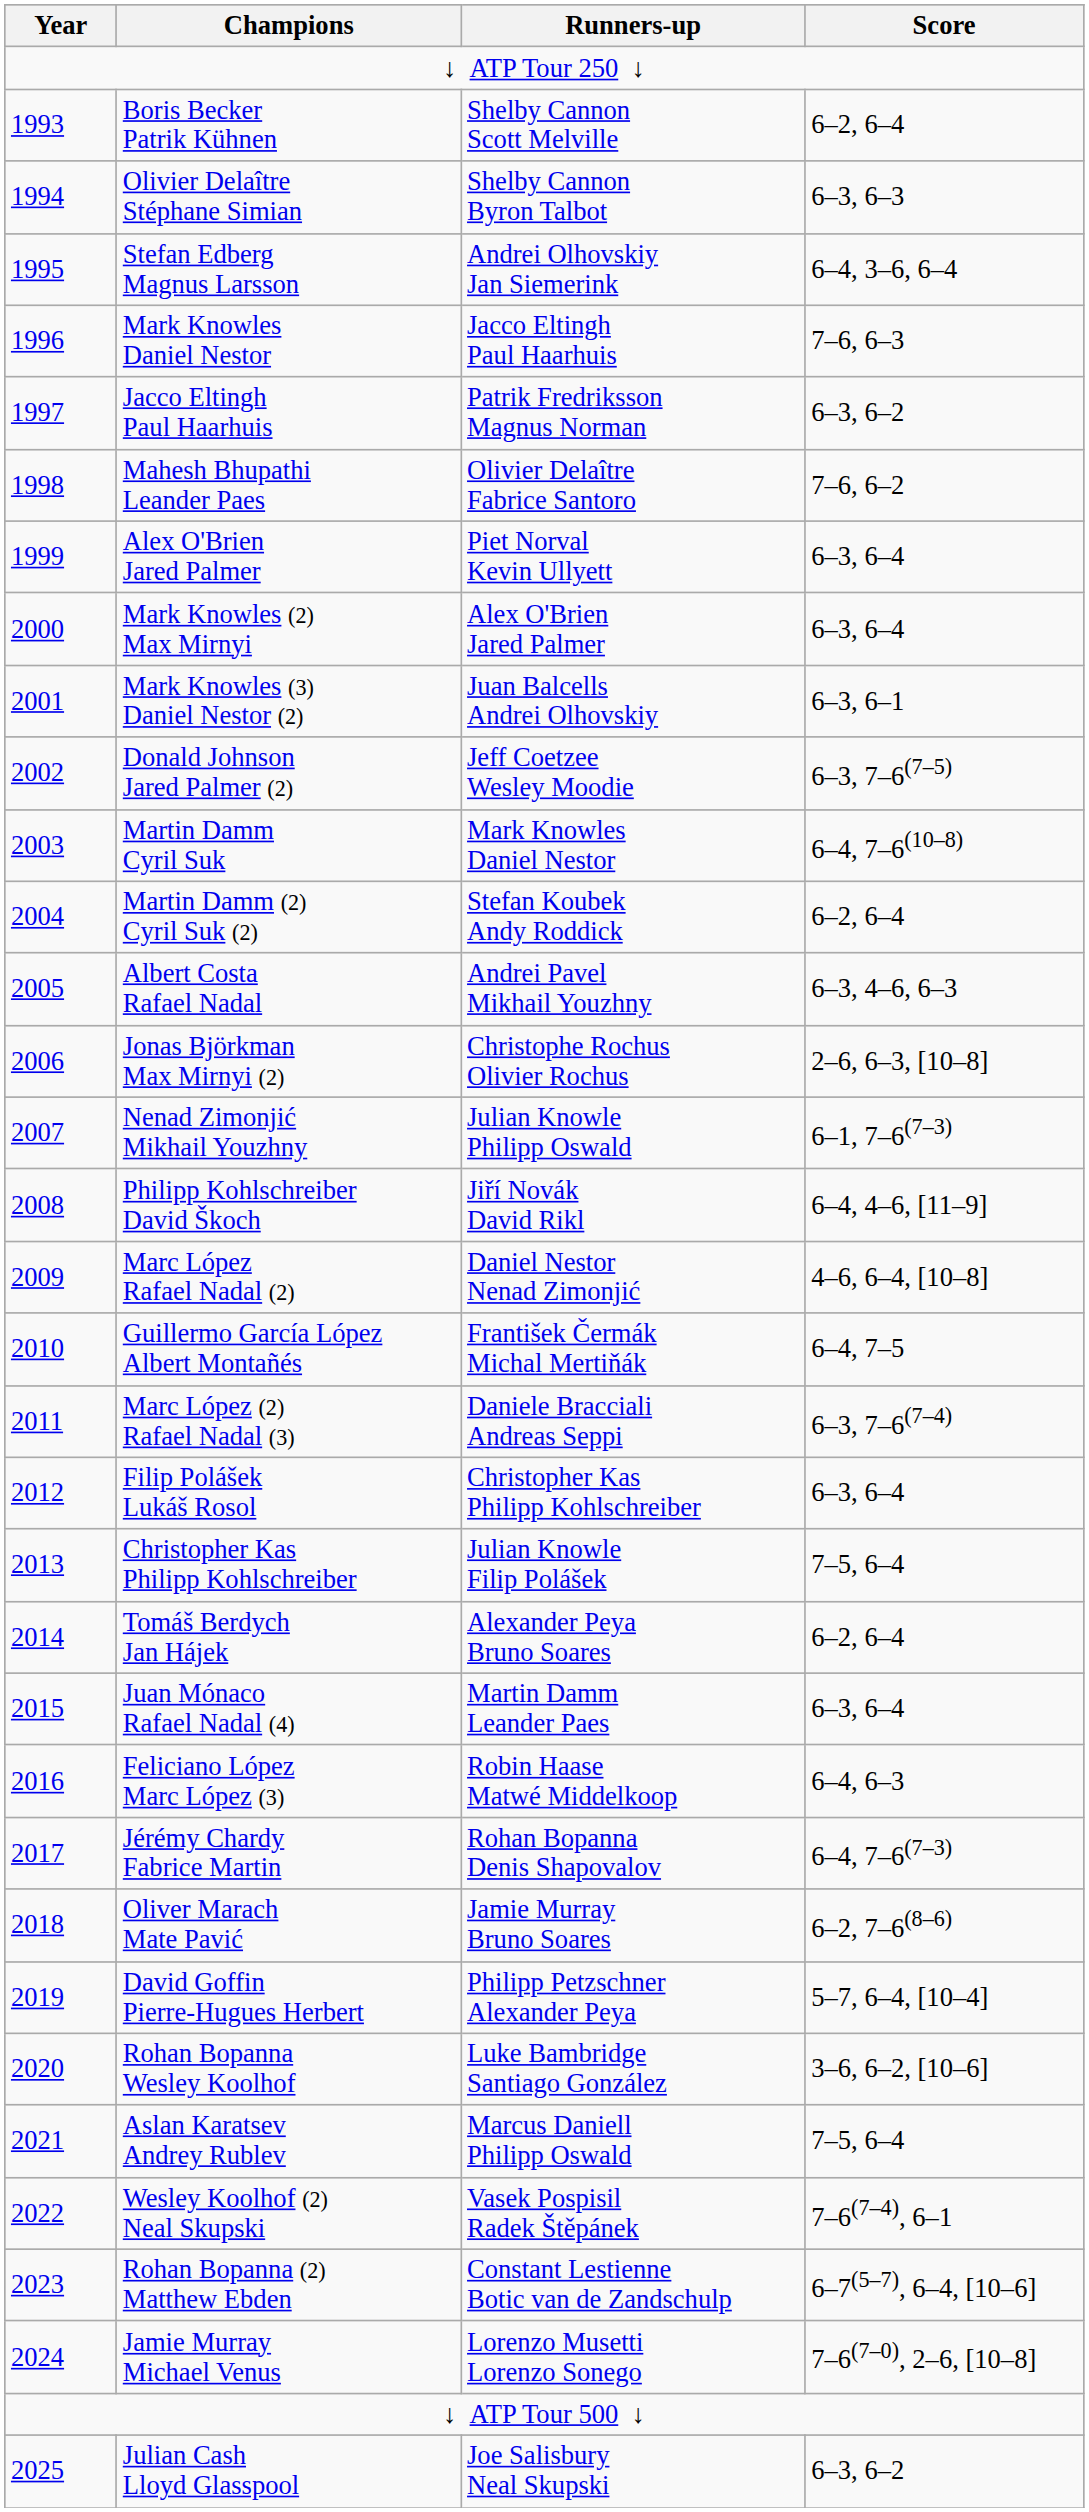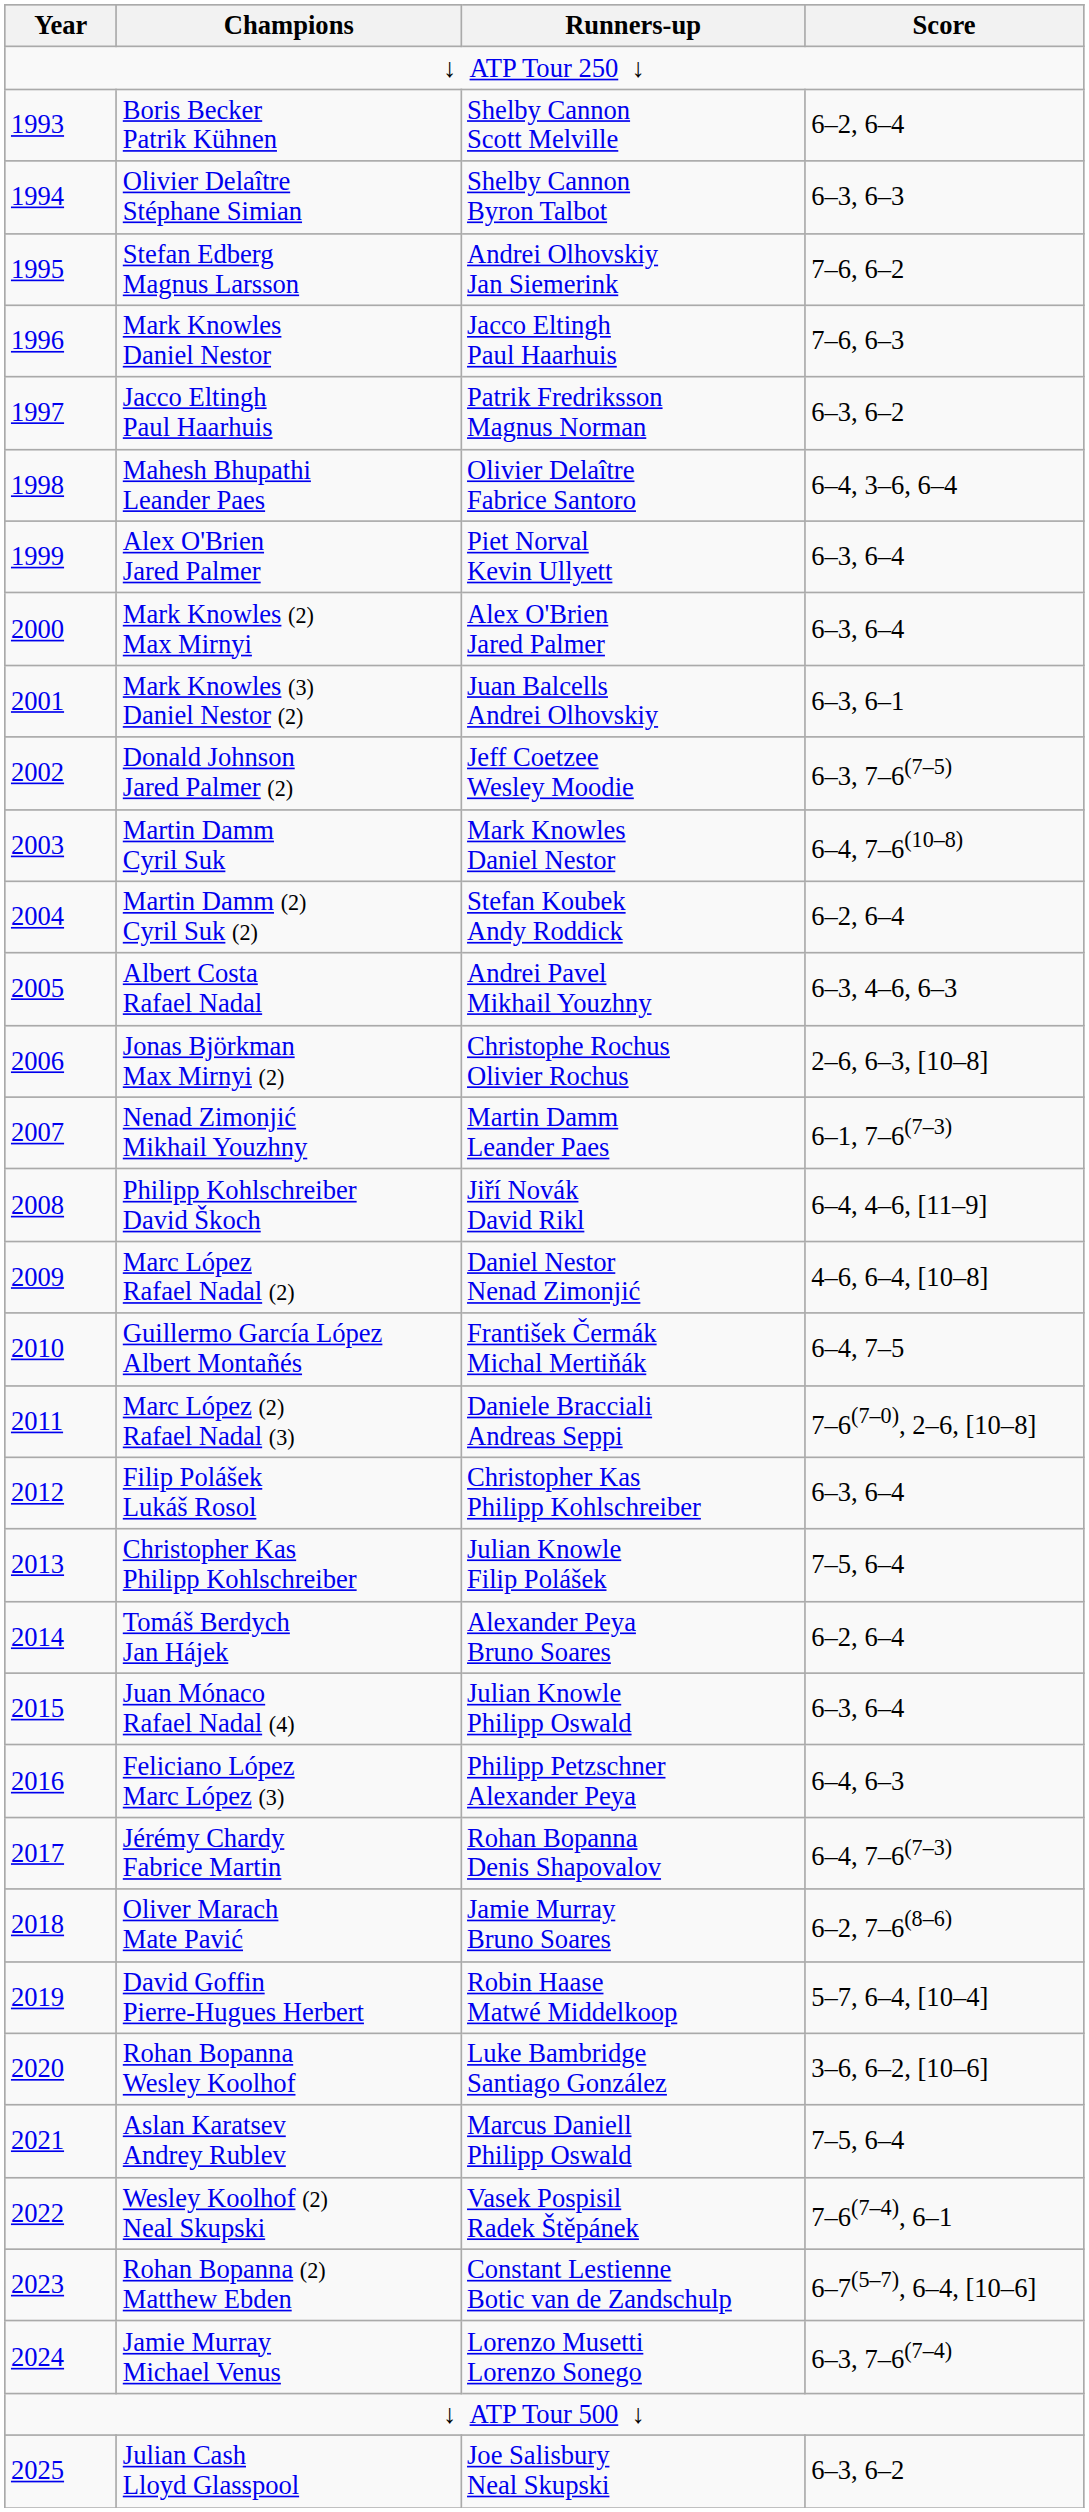(884, 268) 6–4, 3–6, 6–4 -> (858, 268) 7–6, 6–2
(858, 484) 7–6, 6–2 -> (884, 484) 6–4, 3–6, 6–4
(549, 1132) Julian Knowle Philipp Oswald -> (543, 1132) Martin Damm Leander Paes
(882, 1420) 6–3, 7–6(7–4) -> (924, 1420) 7–6(7–0), 2–6, [10–8]
(543, 1708) Martin Damm Leander Paes -> (549, 1708) Julian Knowle Philipp Oswald
(572, 1780) Robin Haase Matwé Middelkoop -> (566, 1780) Philipp Petzschner Alexander Peya
(566, 1996) Philipp Petzschner Alexander Peya -> (572, 1996) Robin Haase Matwé Middelkoop
(924, 2356) 7–6(7–0), 2–6, [10–8] -> (882, 2356) 6–3, 7–6(7–4)
